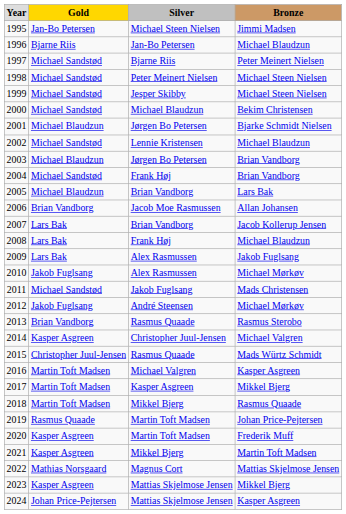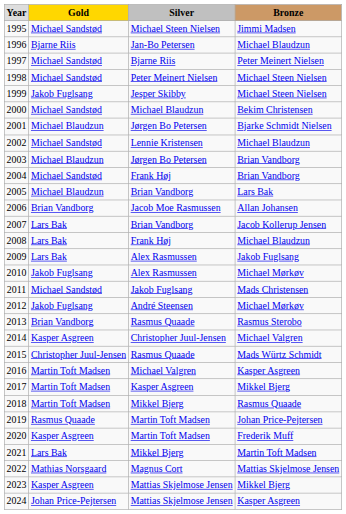(63, 29) Jan-Bo Petersen -> (66, 29) Michael Sandstød
(66, 94) Michael Sandstød -> (62, 94) Jakob Fuglsang
(62, 452) Kasper Asgreen -> (49, 452) Lars Bak
